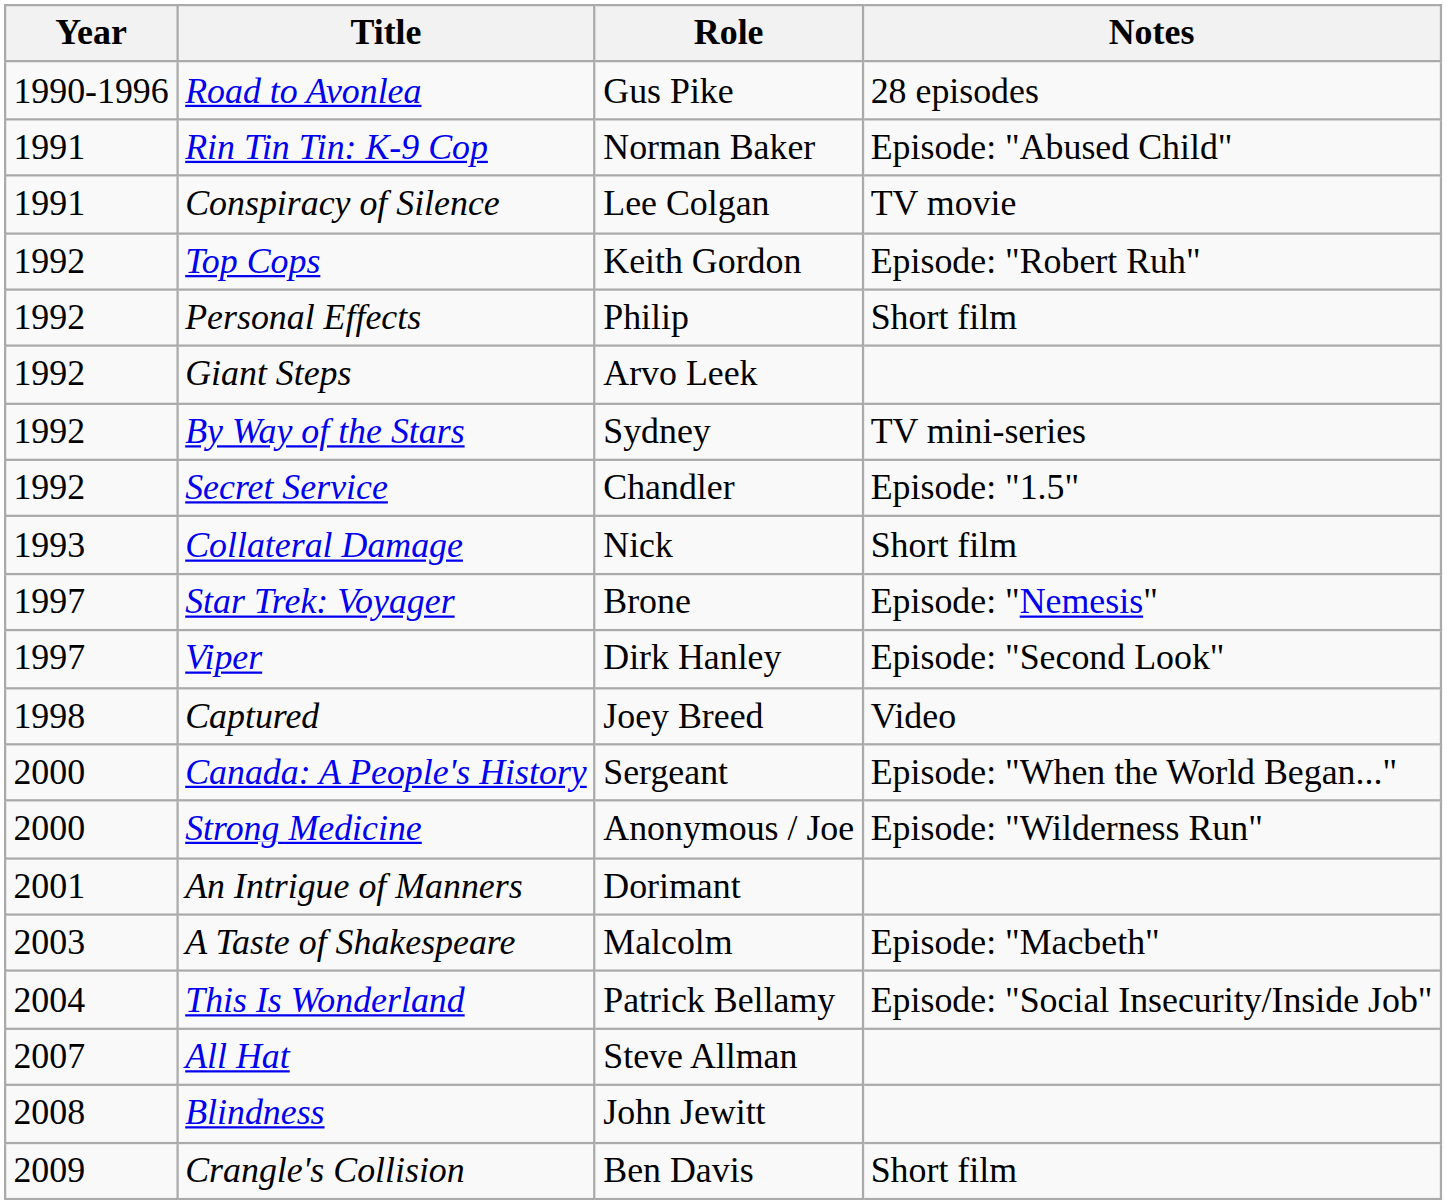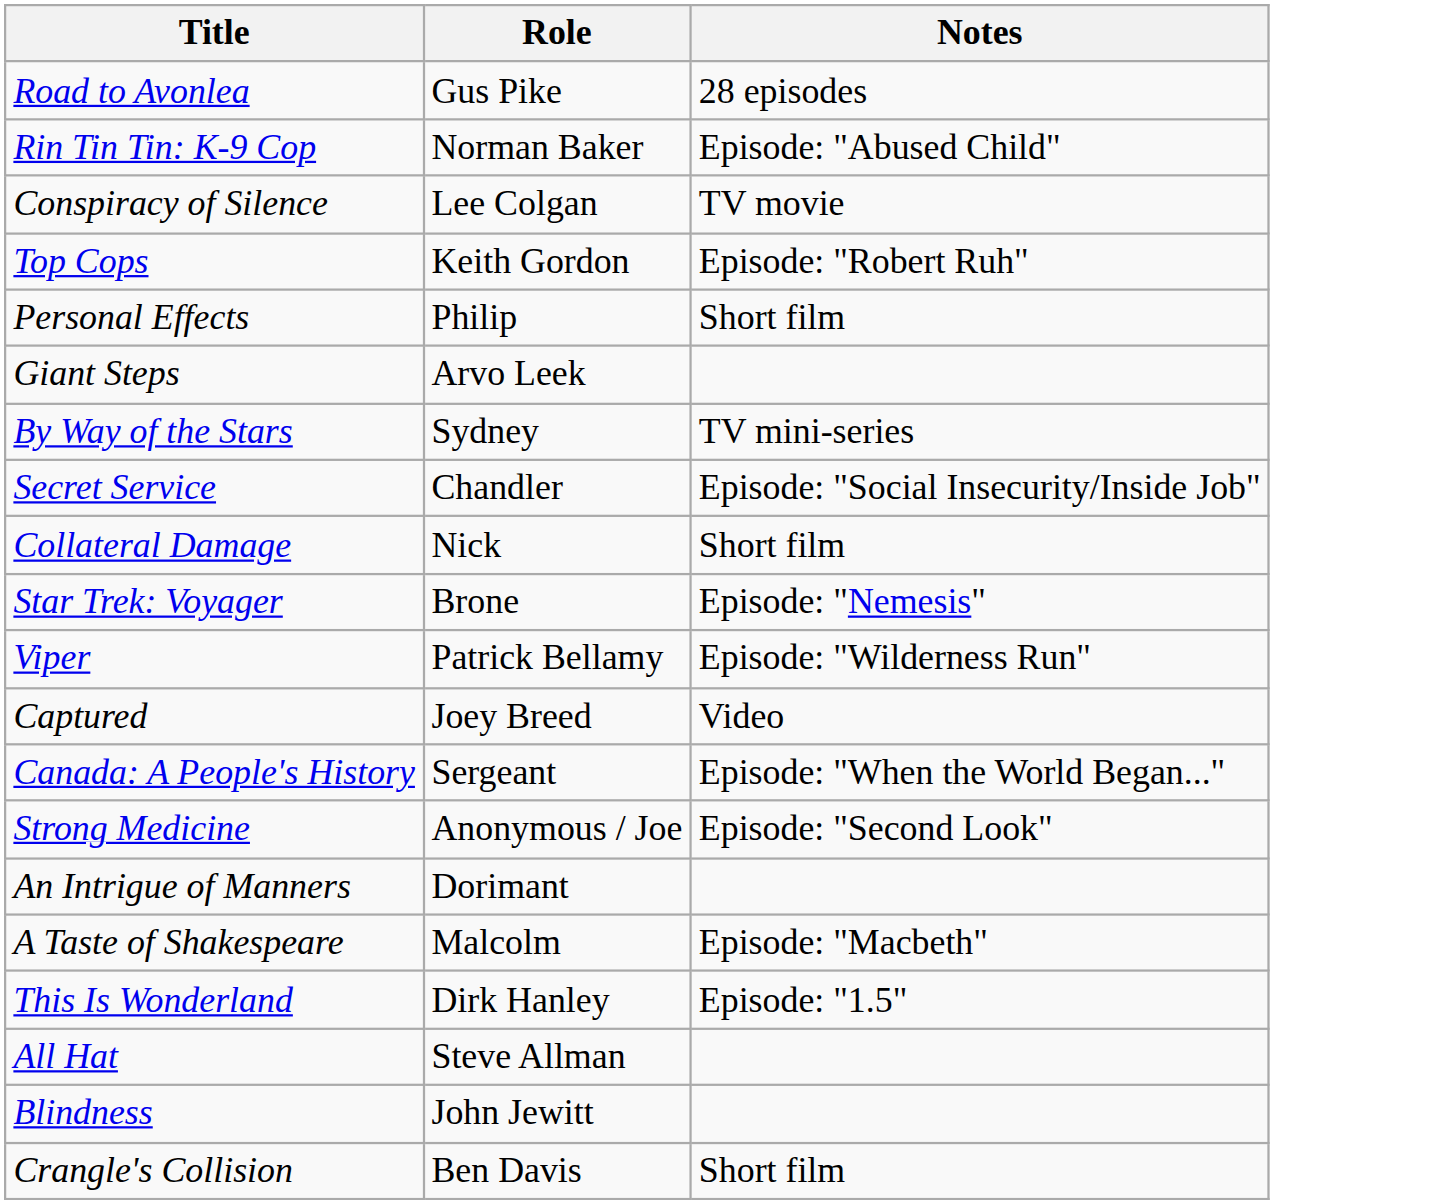- column: (91, 32)
(975, 487) Episode: "1.5" -> (980, 487) Episode: "Social Insecurity/Inside Job"
(692, 658) Dirk Hanley -> (547, 658) Patrick Bellamy
(1048, 658) Episode: "Second Look" -> (895, 658) Episode: "Wilderness Run"
(1067, 828) Episode: "Wilderness Run" -> (876, 828) Episode: "Second Look"
(719, 999) Patrick Bellamy -> (521, 999) Dirk Hanley
(1152, 999) Episode: "Social Insecurity/Inside Job" -> (803, 999) Episode: "1.5"
